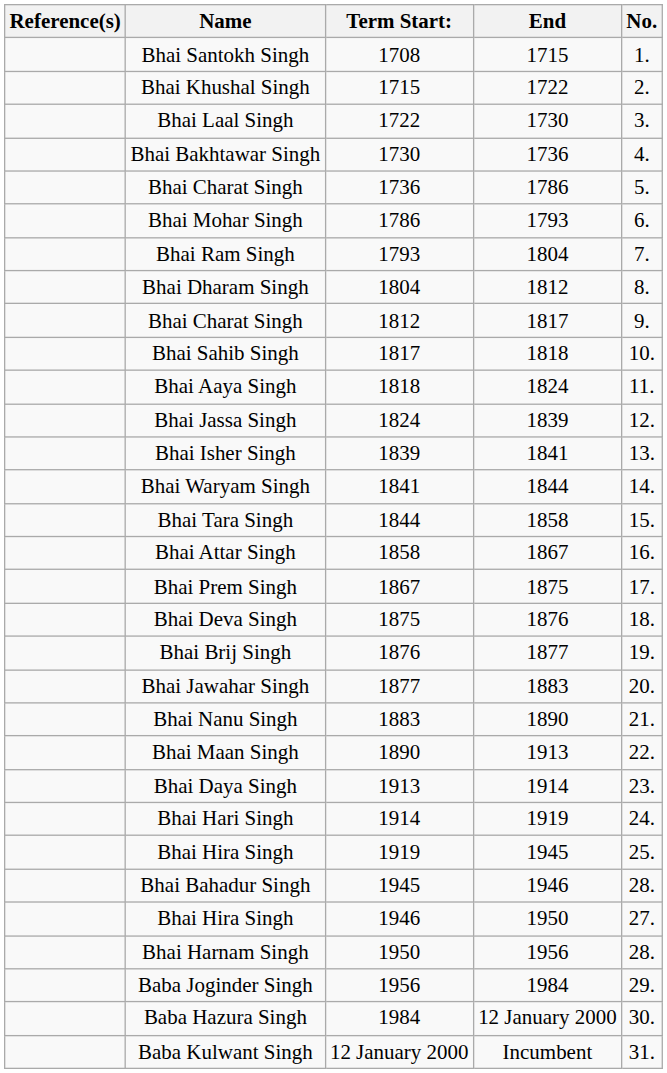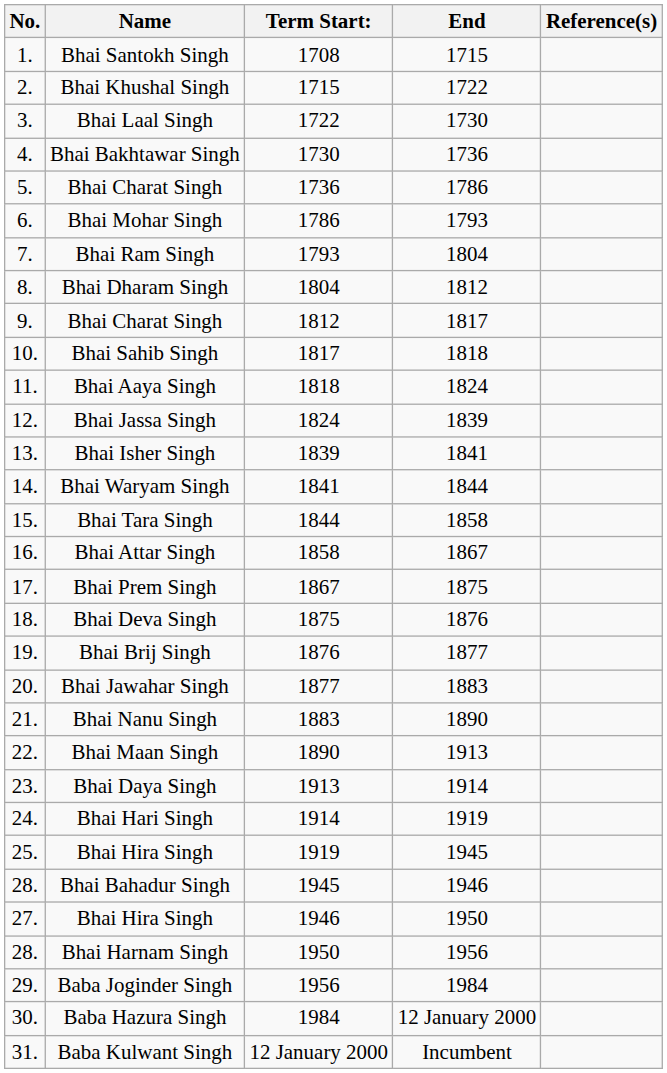columns swapped: (642, 21) <-> (65, 21)
